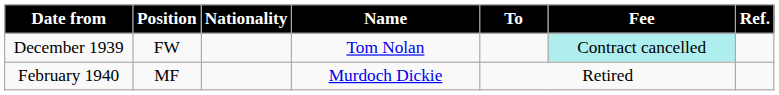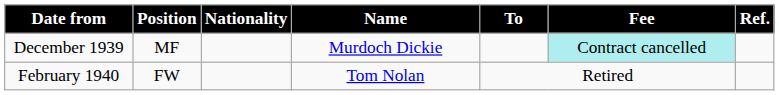(167, 47) FW -> (167, 47) MF
(385, 47) Tom Nolan -> (385, 47) Murdoch Dickie
(167, 76) MF -> (167, 76) FW
(385, 76) Murdoch Dickie -> (385, 76) Tom Nolan
